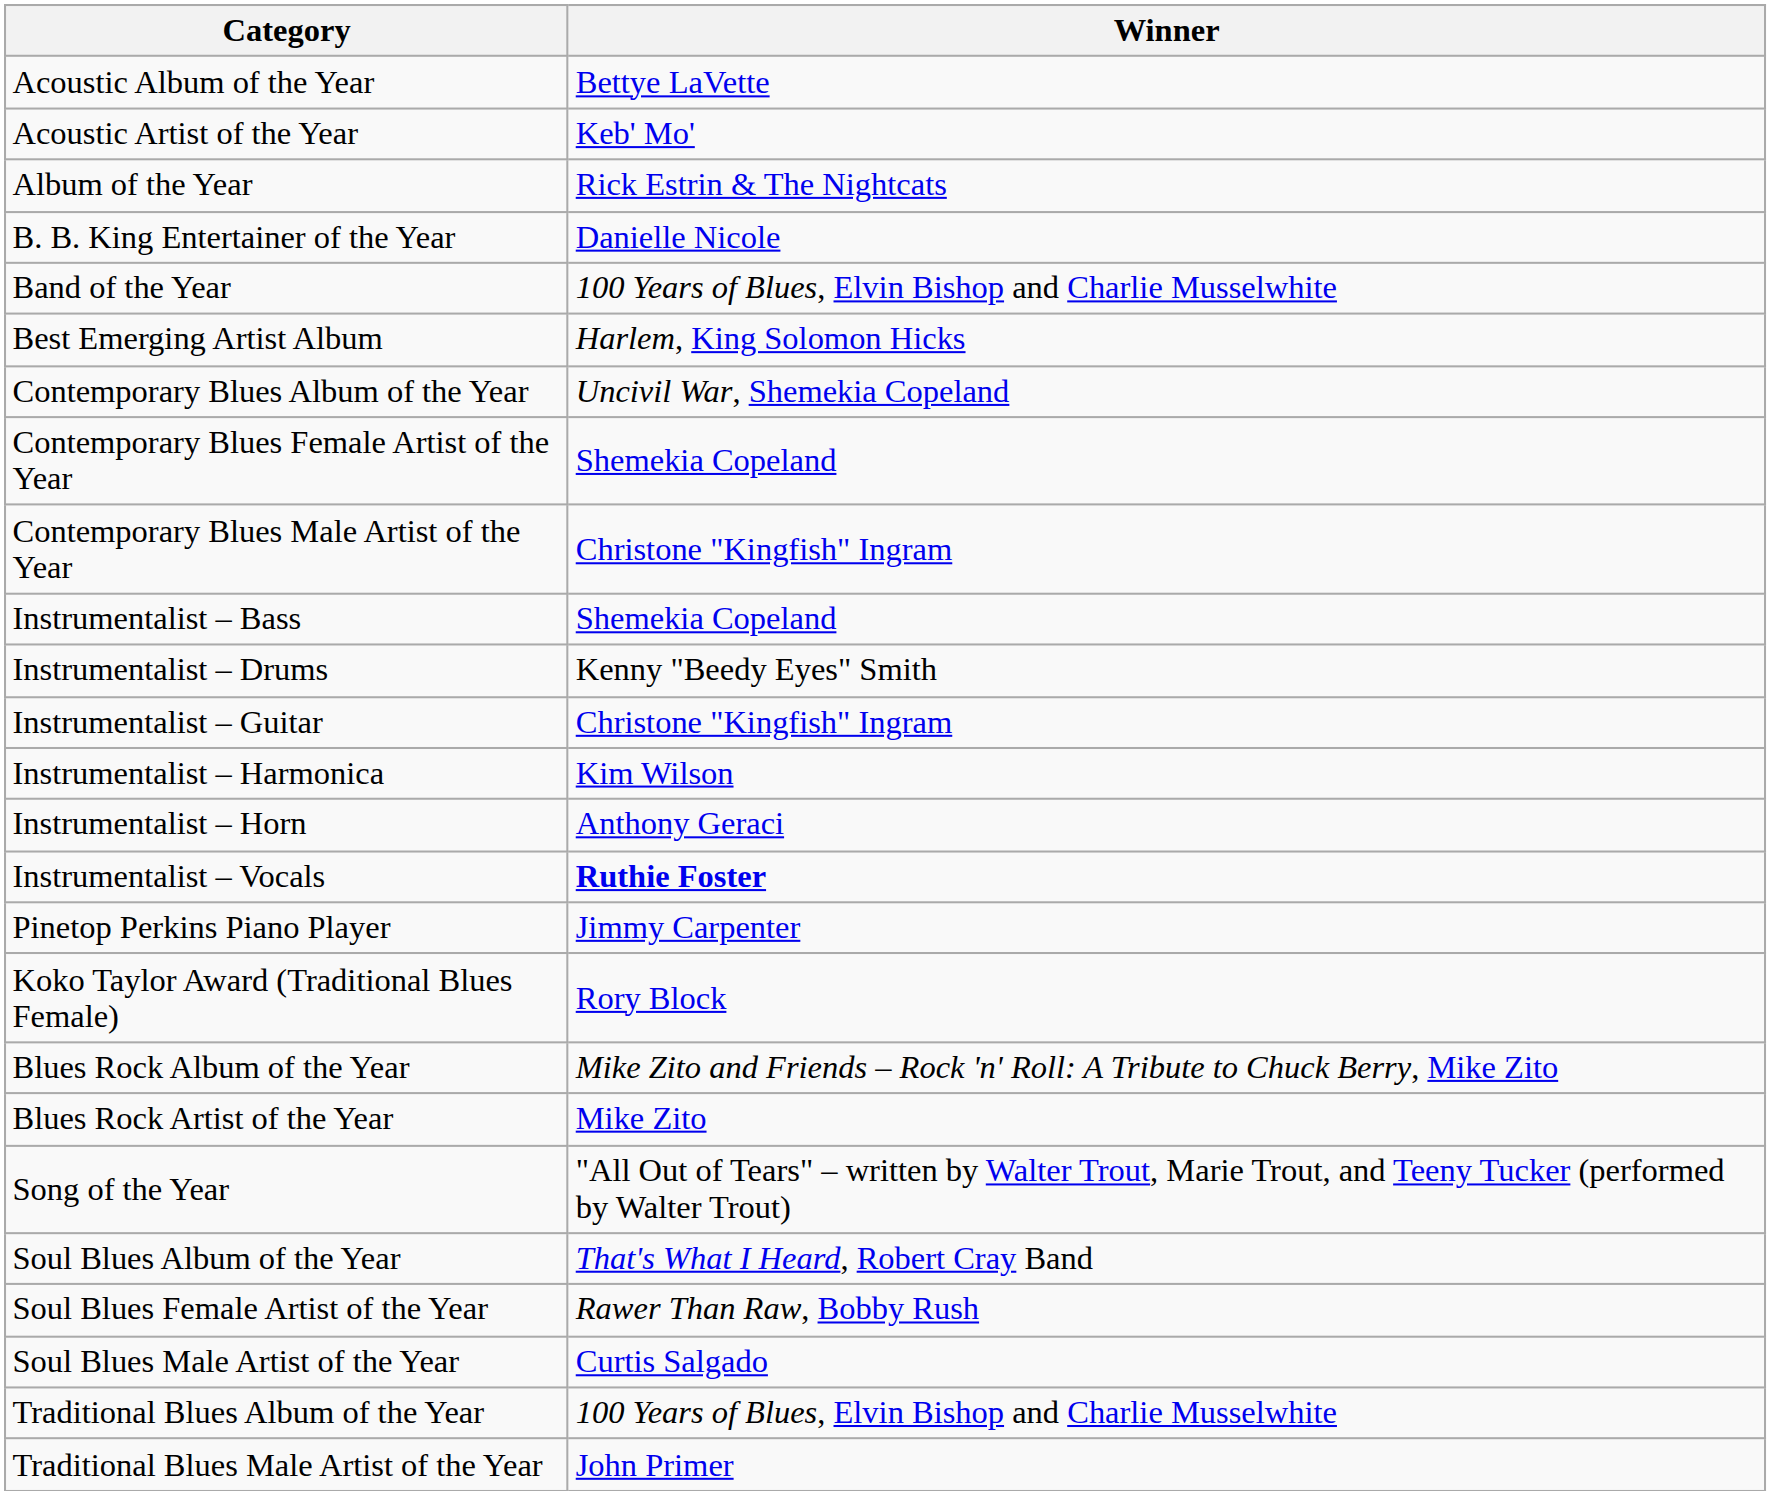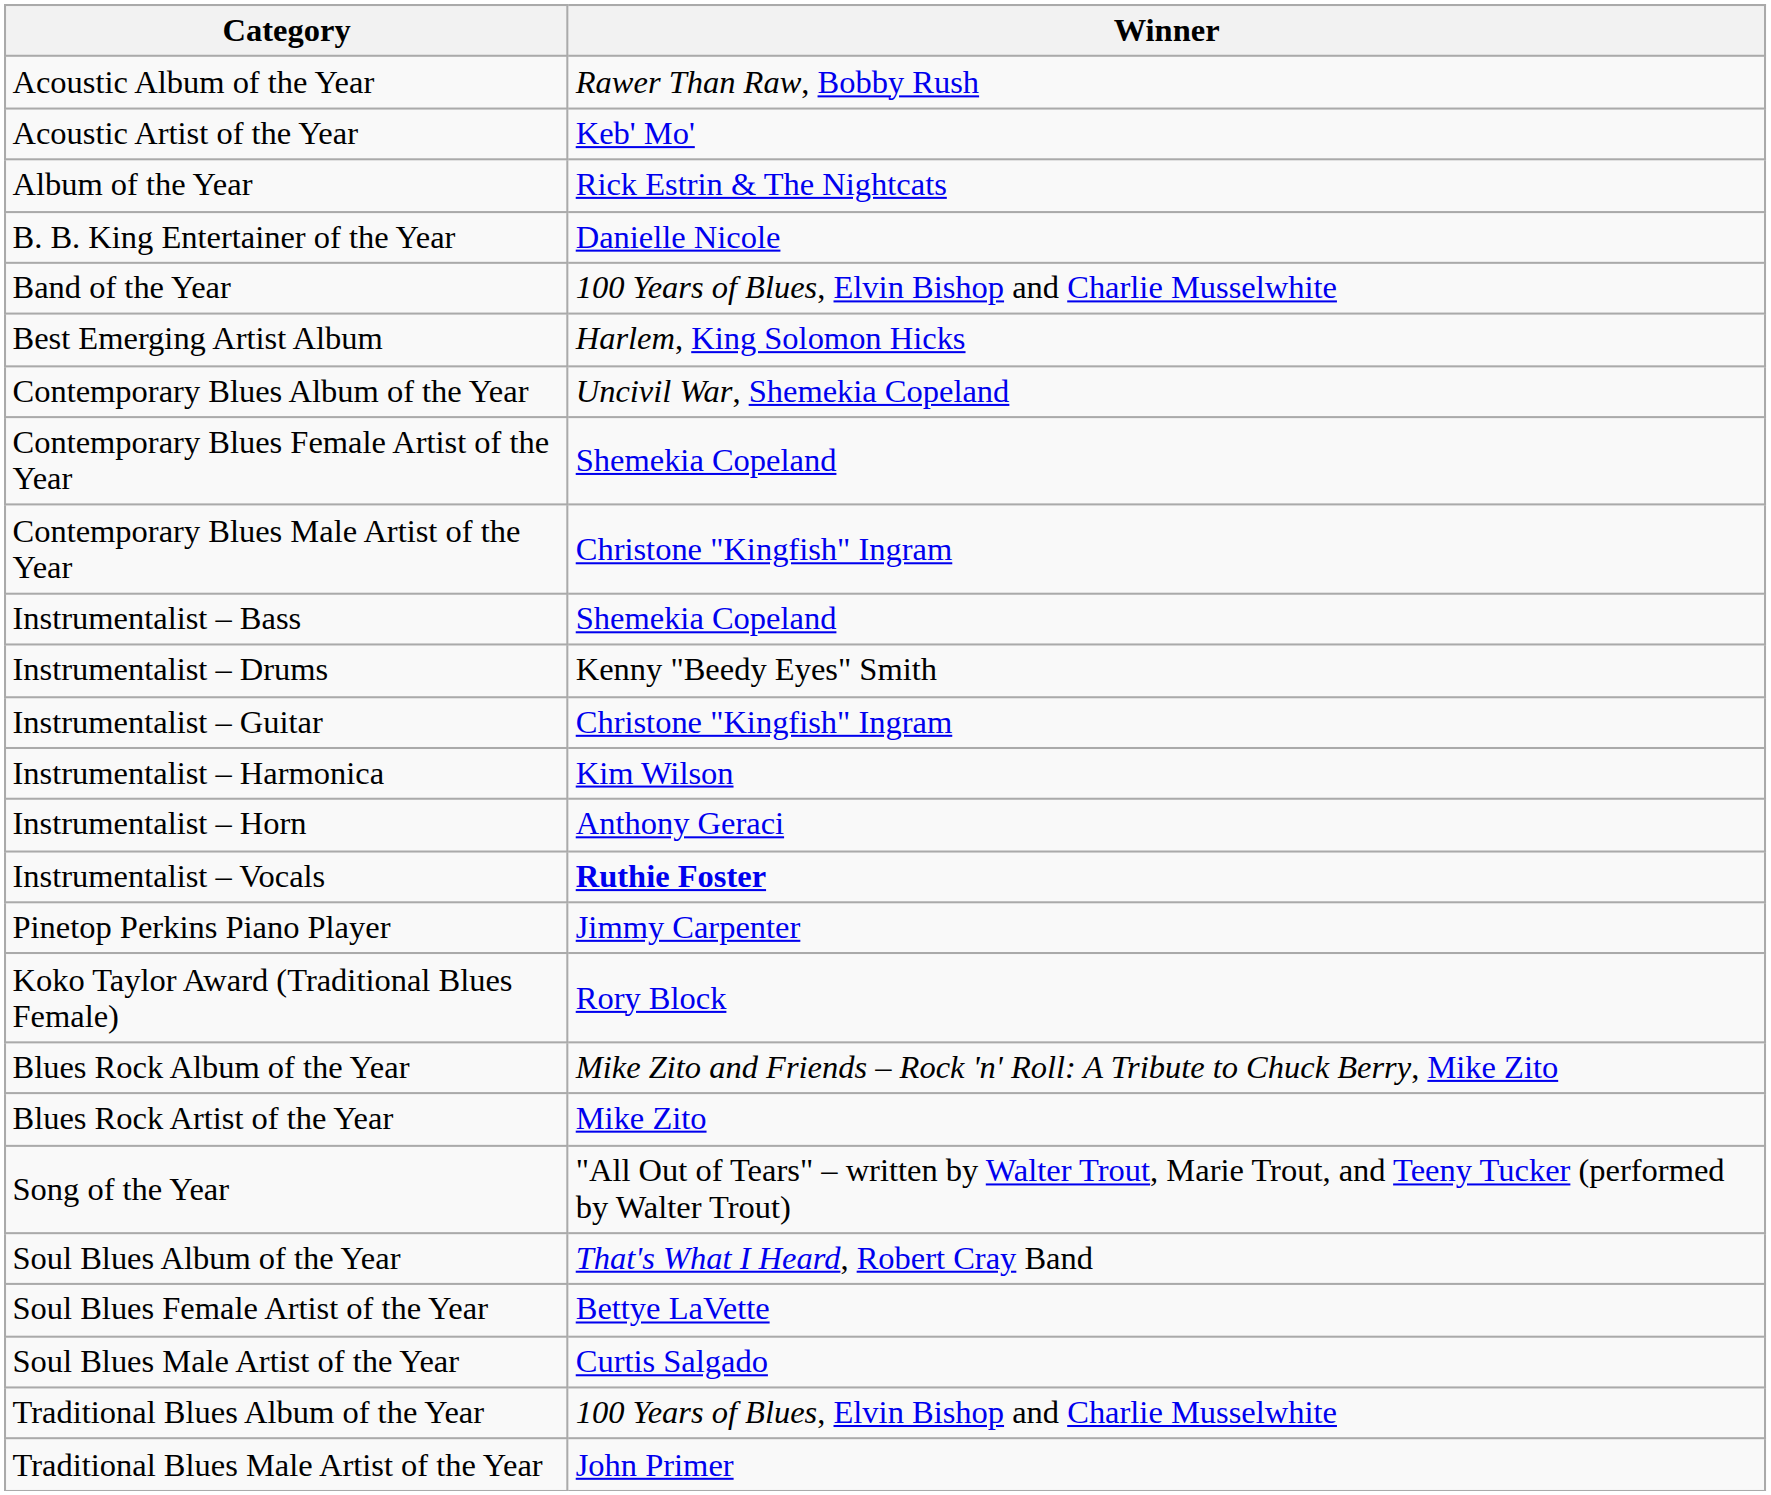(673, 81) Bettye LaVette -> (777, 81) Rawer Than Raw, Bobby Rush
(777, 1309) Rawer Than Raw, Bobby Rush -> (673, 1309) Bettye LaVette
